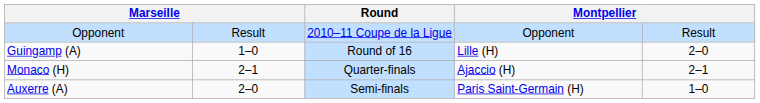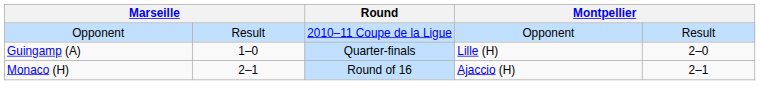(380, 51) Round of 16 -> (380, 51) Quarter-finals
(380, 70) Quarter-finals -> (380, 70) Round of 16
- row: (37, 88)
